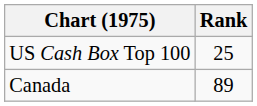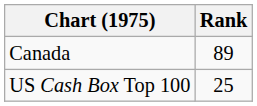rows swapped: (40, 85) <-> (100, 52)
